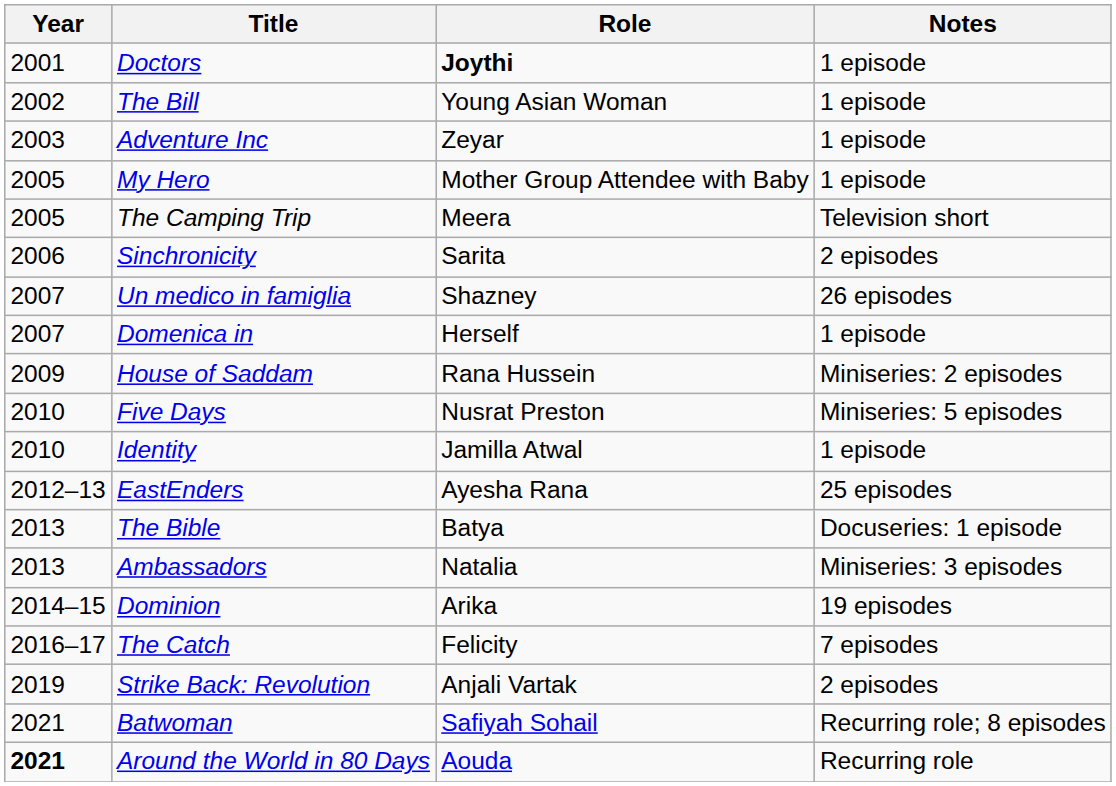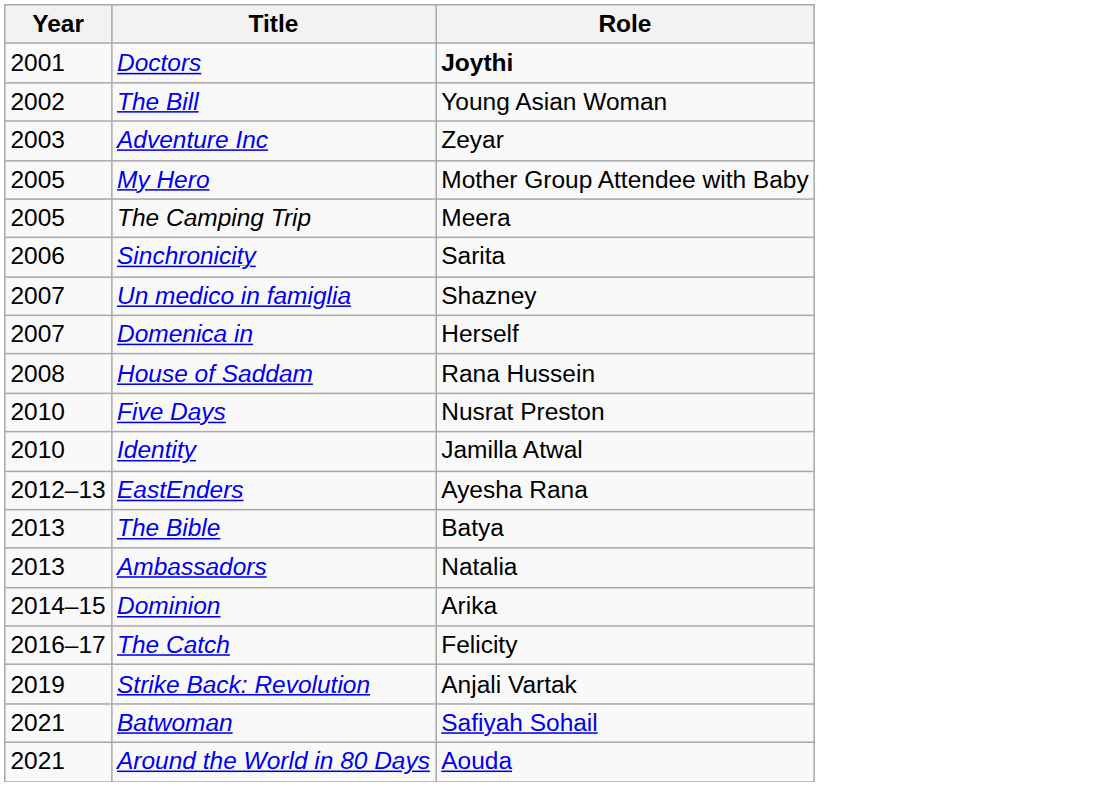- column: (963, 23)
(38, 373) 2009 -> (38, 373) 2008
(38, 761) bold -> (38, 761) normal
